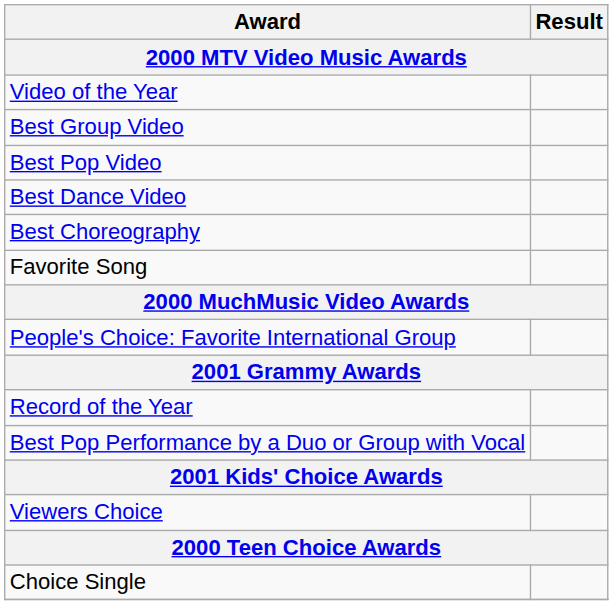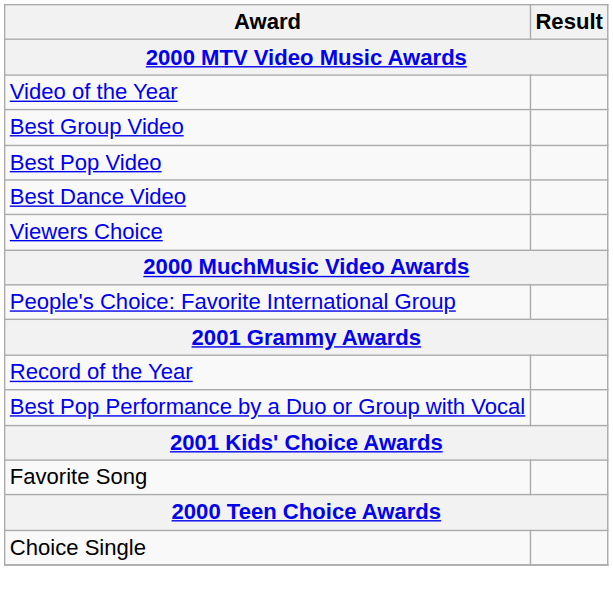- row: (105, 232)
rows swapped: (86, 512) <-> (79, 267)
